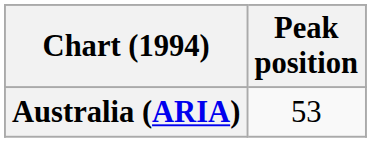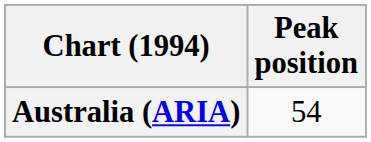(306, 111) 53 -> (306, 111) 54
